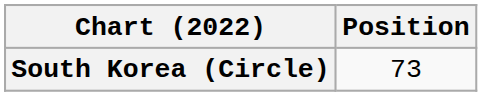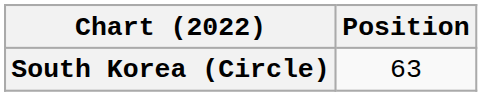(406, 70) 73 -> (406, 70) 63
